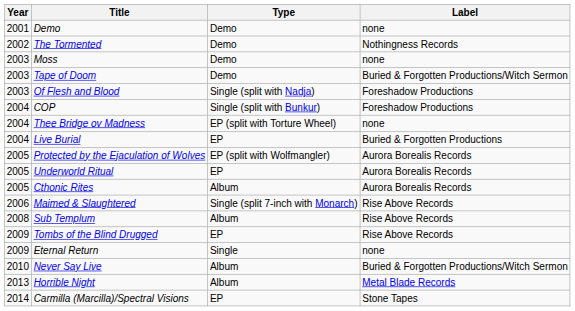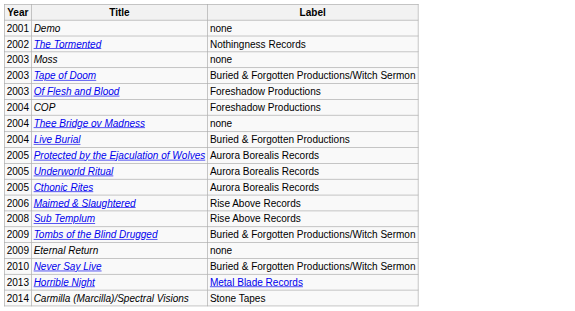- column: (284, 12)
(408, 235) Rise Above Records -> (313, 235) Buried & Forgotten Productions/Witch Sermon
